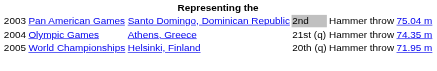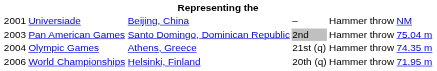+ row: (55, 21)
(15, 48) 2005 -> (15, 62) 2006
